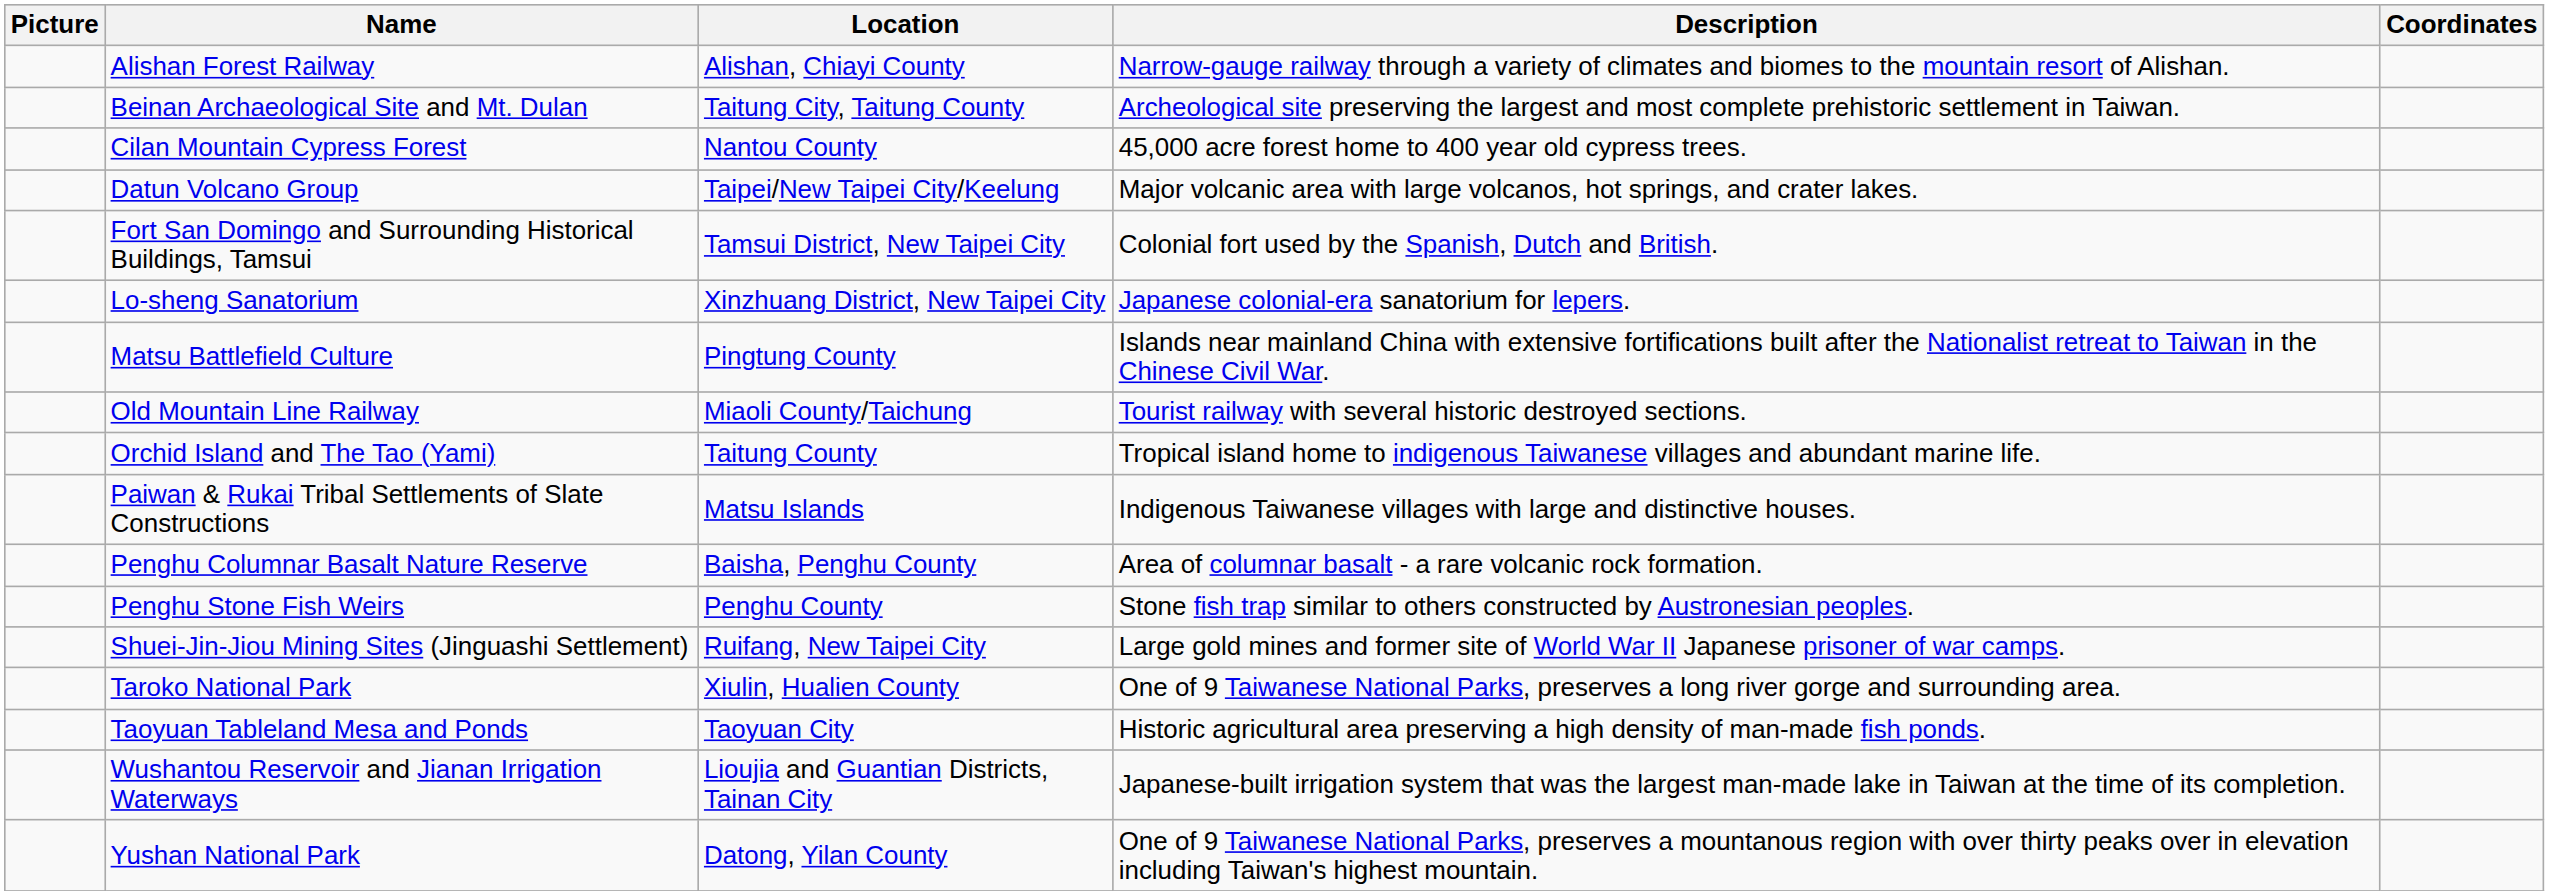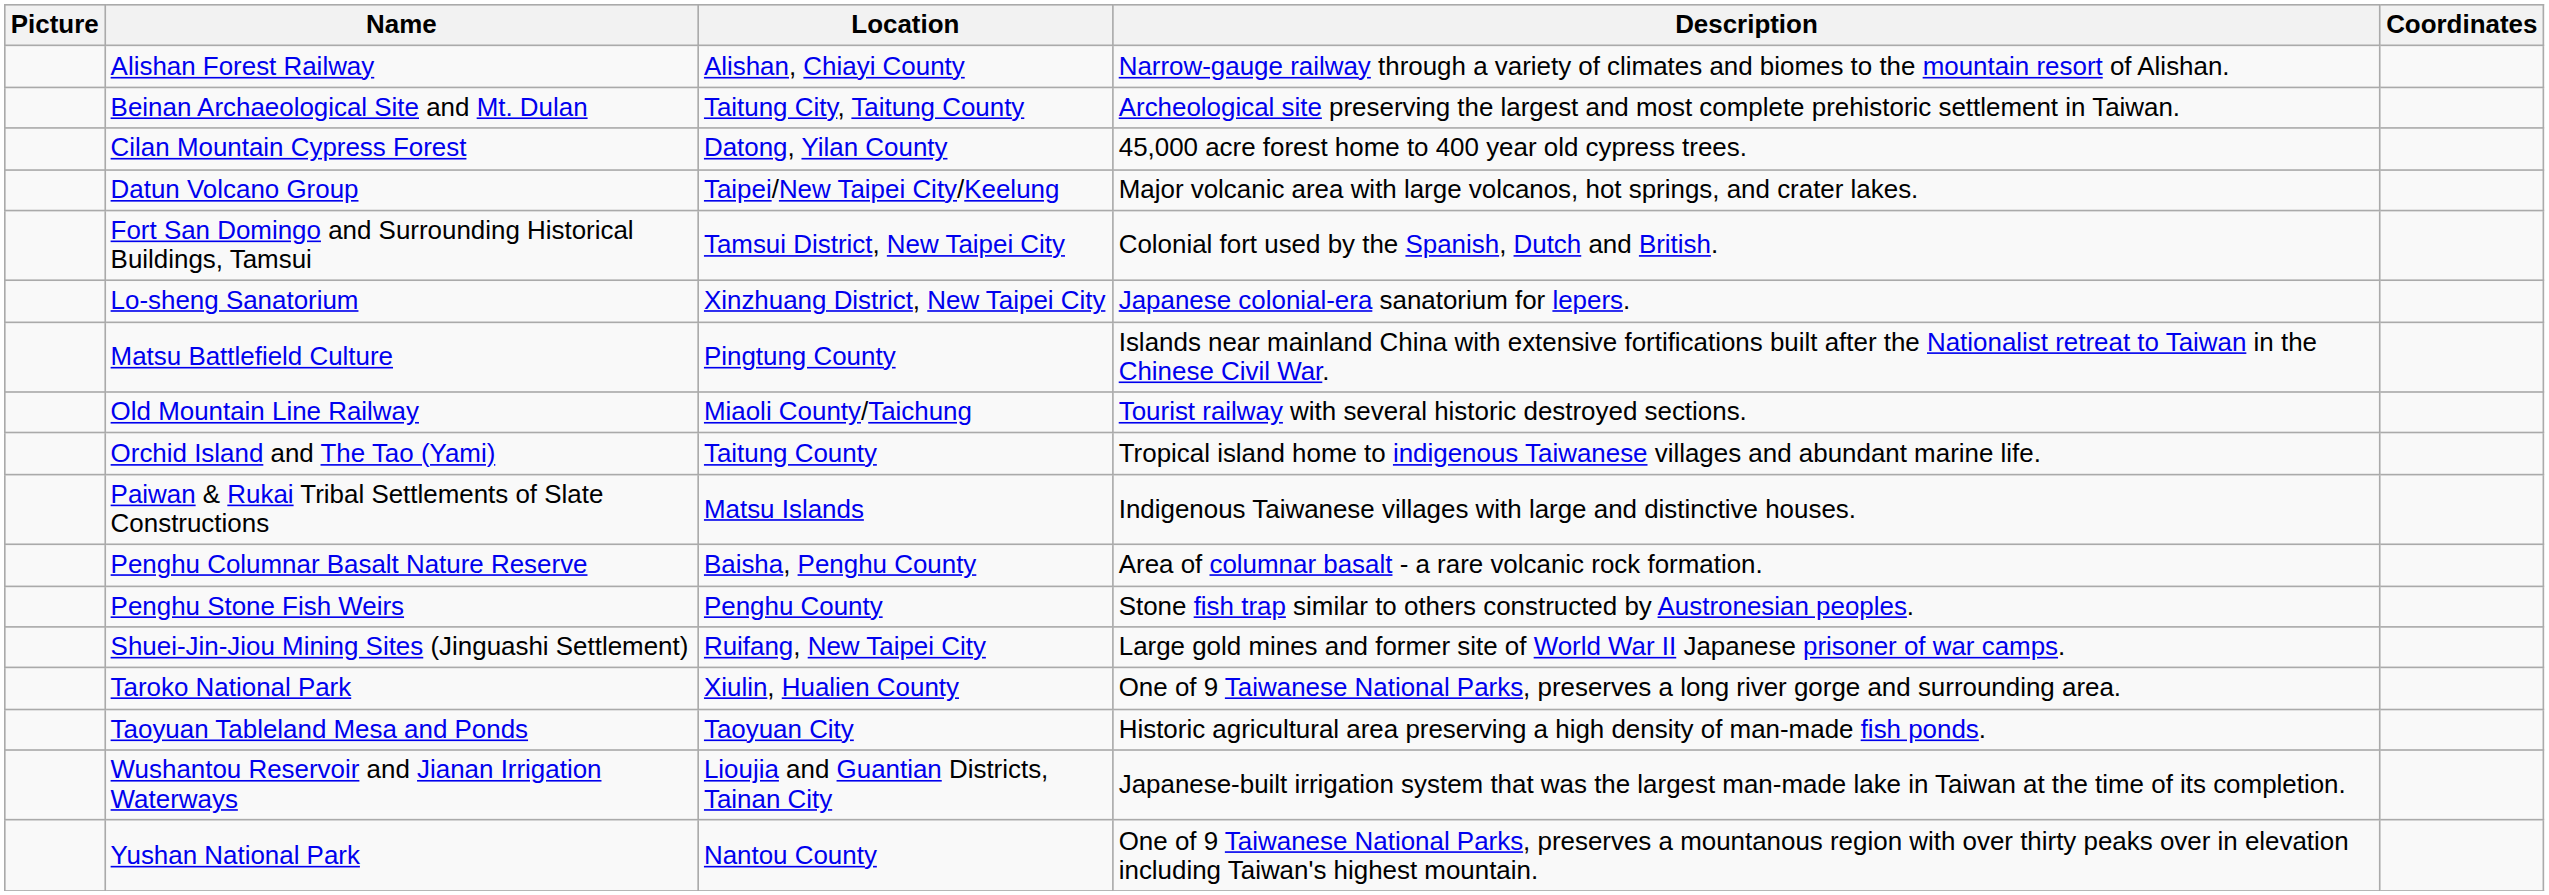(790, 148) Nantou County -> (826, 148) Datong, Yilan County
(826, 855) Datong, Yilan County -> (790, 855) Nantou County
